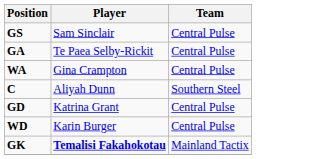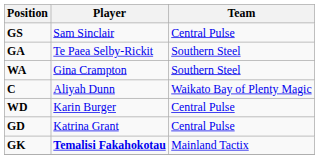(203, 51) Central Pulse -> (206, 51) Southern Steel
(203, 70) Central Pulse -> (206, 70) Southern Steel
(206, 88) Southern Steel -> (241, 88) Waikato Bay of Plenty Magic
rows swapped: (17, 126) <-> (16, 107)
